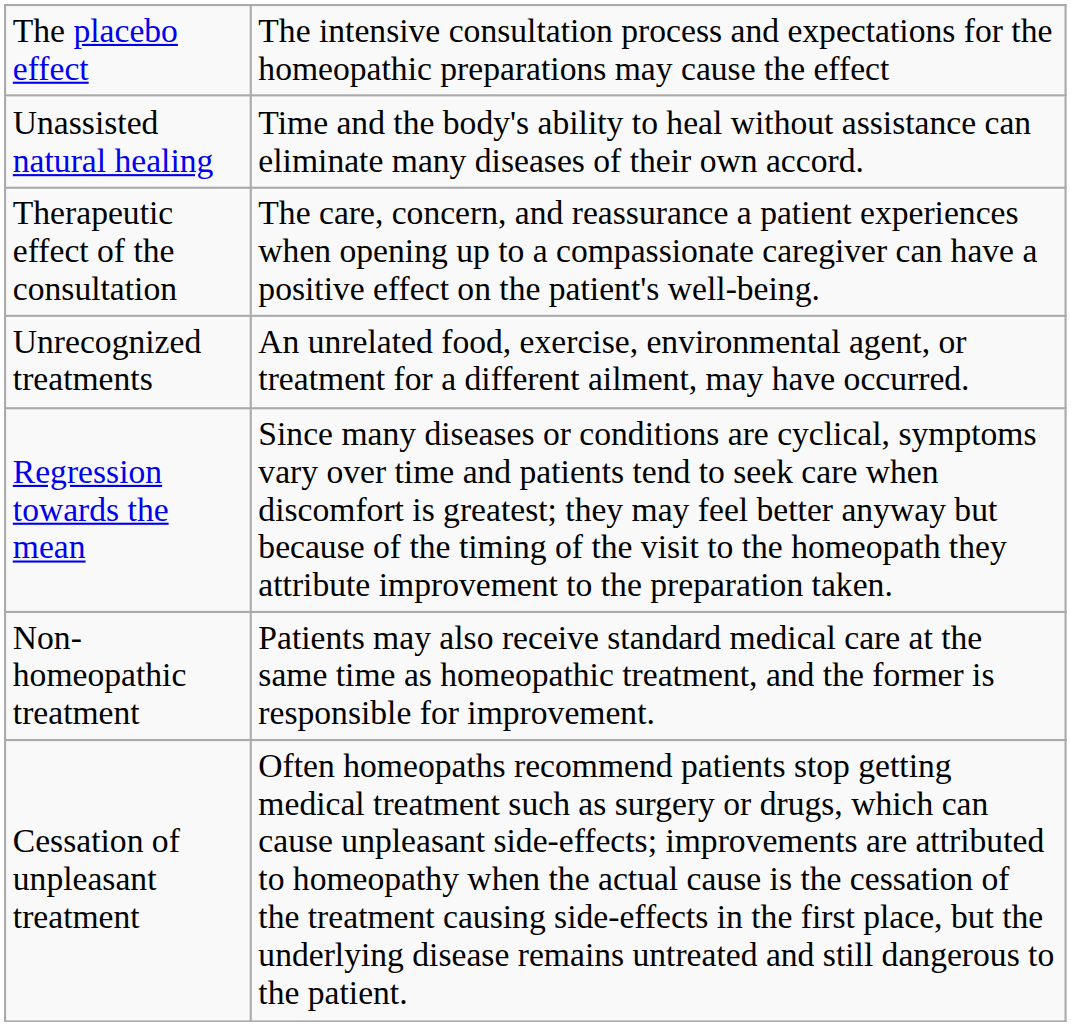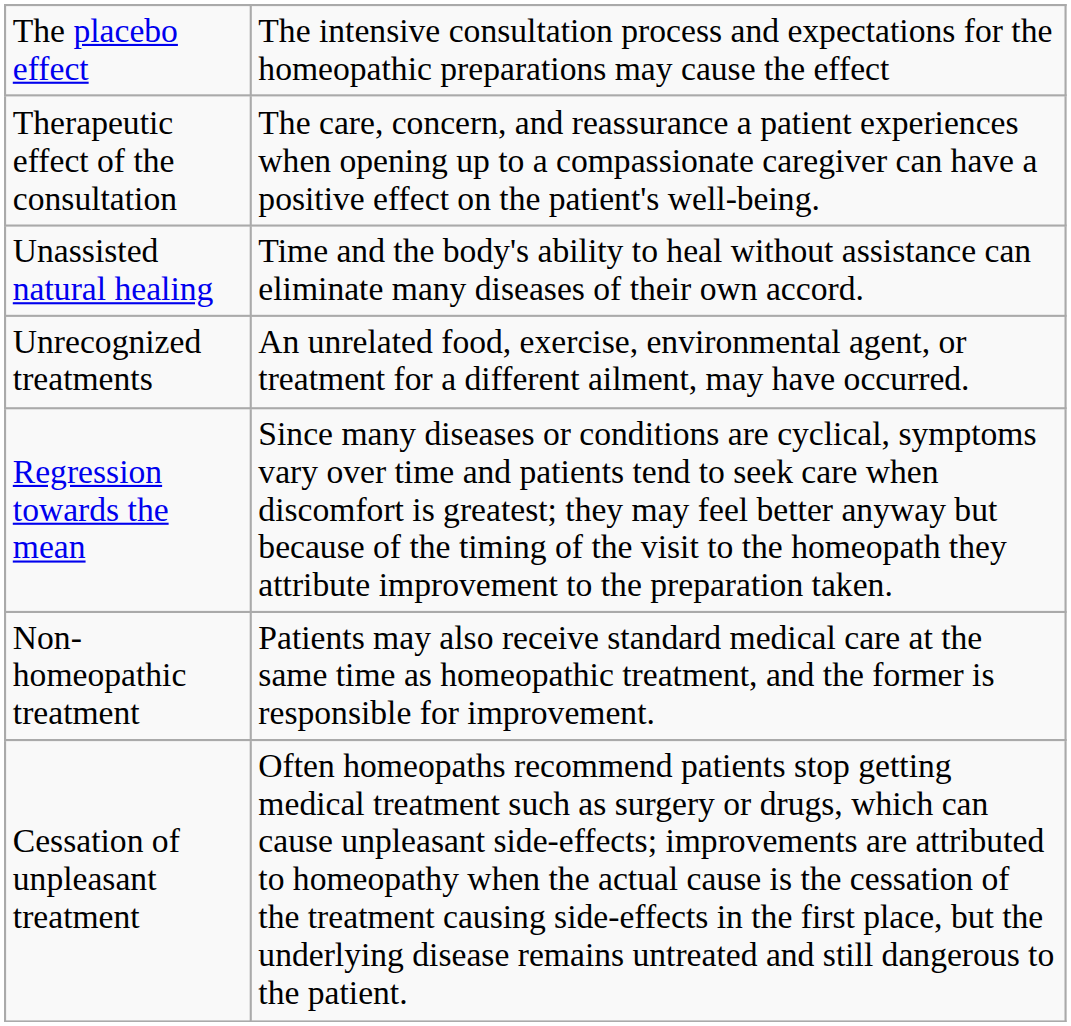rows swapped: (95, 251) <-> (113, 141)
